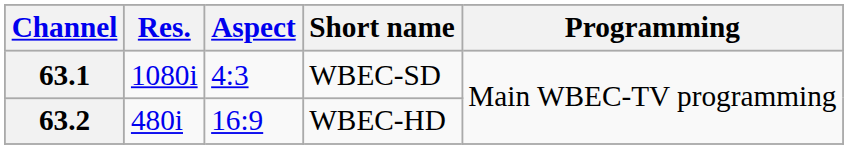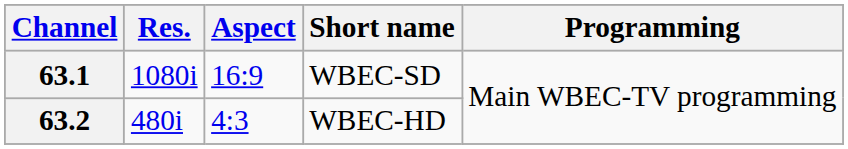(230, 74) 4:3 -> (237, 74) 16:9
(237, 120) 16:9 -> (230, 120) 4:3
